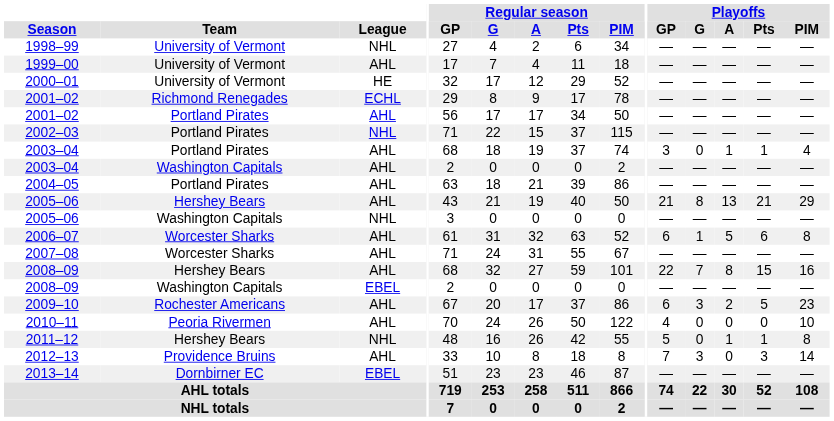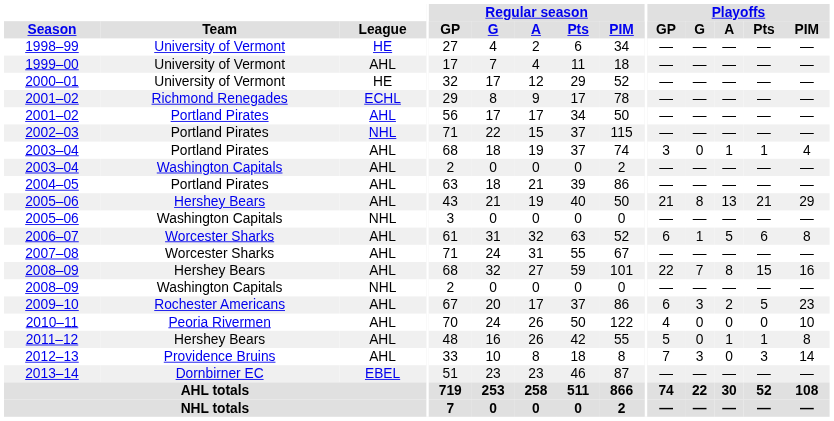(383, 47) NHL -> (383, 47) HE
(383, 287) EBEL -> (383, 287) NHL
(383, 339) NHL -> (383, 339) AHL
